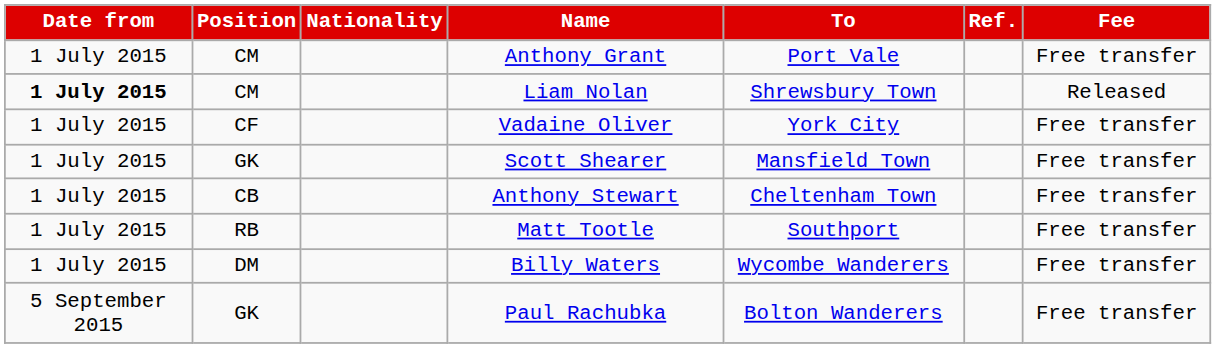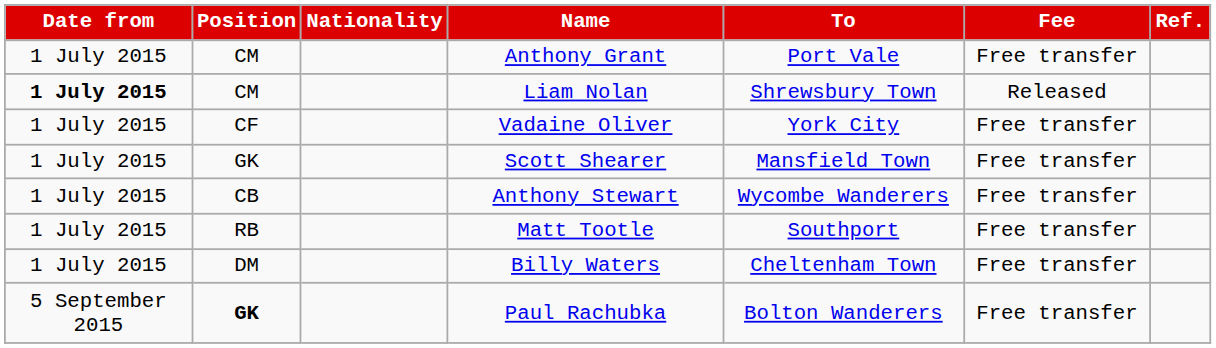columns swapped: (1117, 22) <-> (993, 22)
(843, 196) Cheltenham Town -> (843, 196) Wycombe Wanderers
(843, 266) Wycombe Wanderers -> (843, 266) Cheltenham Town
(247, 313) normal -> (247, 313) bold
